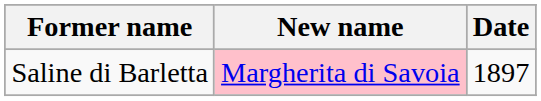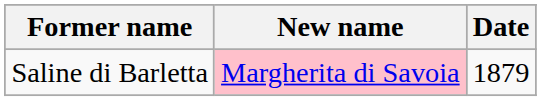(501, 71) 1897 -> (501, 71) 1879
